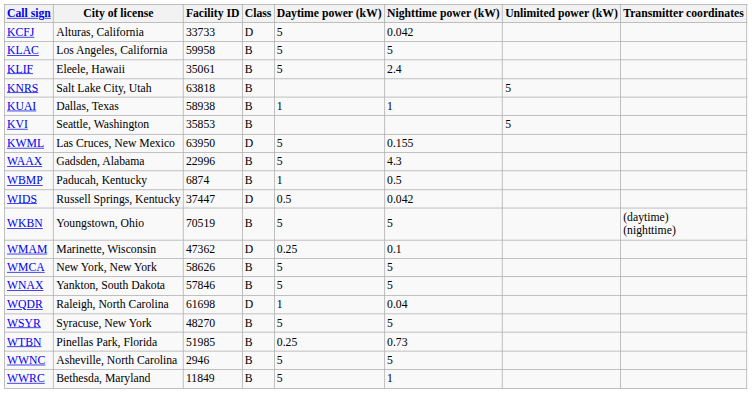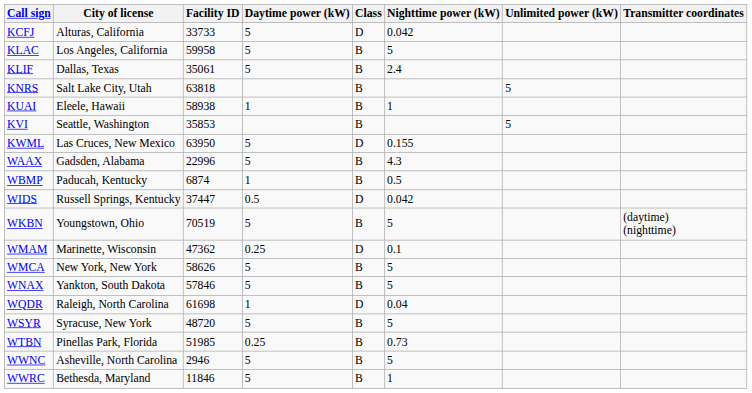columns swapped: (258, 13) <-> (329, 13)
(91, 69) Eleele, Hawaii -> (88, 69) Dallas, Texas
(88, 106) Dallas, Texas -> (91, 106) Eleele, Hawaii
(200, 323) 48270 -> (200, 323) 48720
(200, 378) 11849 -> (200, 378) 11846
